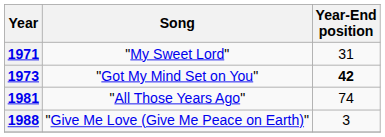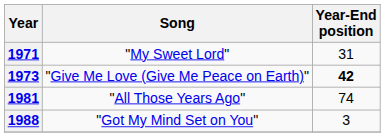(177, 76) "Got My Mind Set on You" -> (177, 76) "Give Me Love (Give Me Peace on Earth)"
(177, 120) "Give Me Love (Give Me Peace on Earth)" -> (177, 120) "Got My Mind Set on You"
